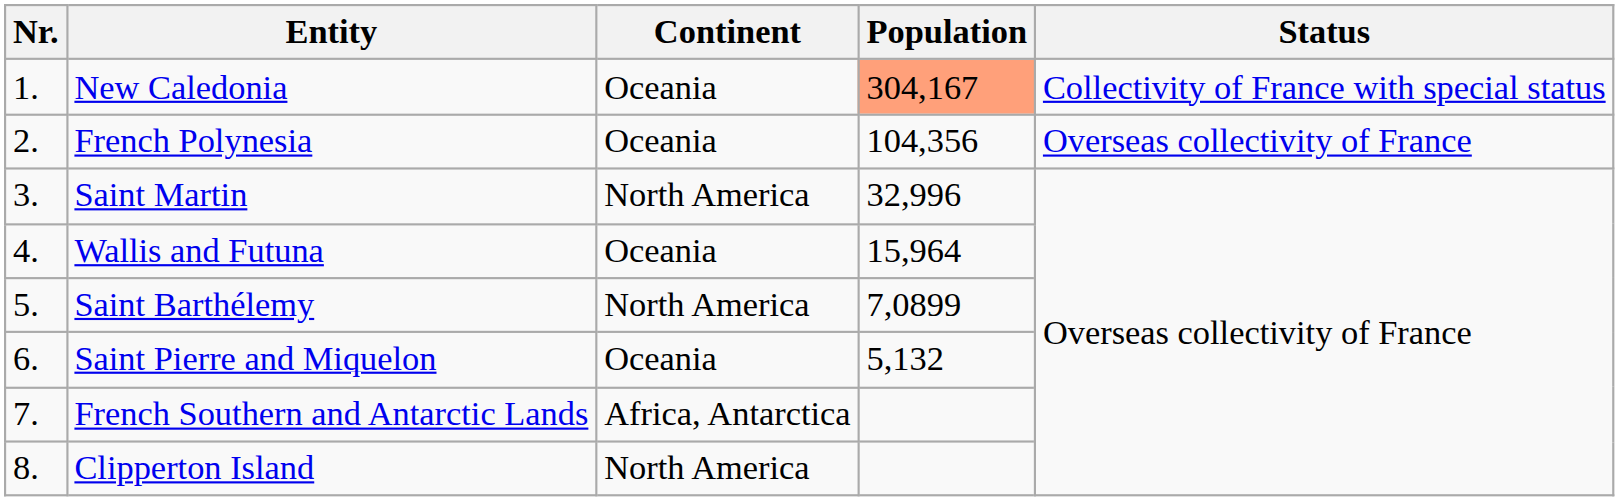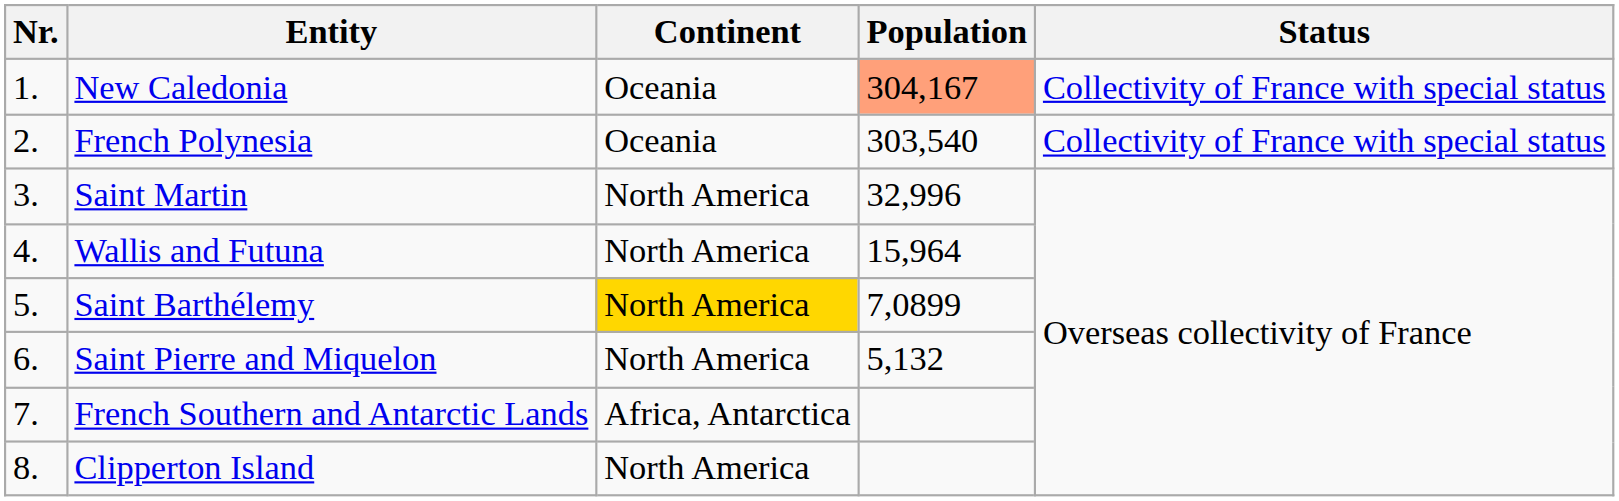(922, 140) 104,356 -> (922, 140) 303,540
(1257, 140) Overseas collectivity of France -> (1324, 140) Collectivity of France with special status
(661, 250) Oceania -> (707, 250) North America
(707, 304) no background -> (707, 304) gold background
(661, 359) Oceania -> (707, 359) North America
